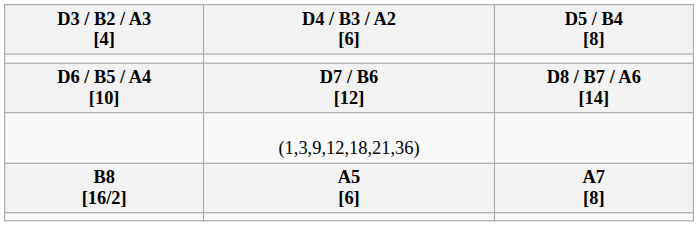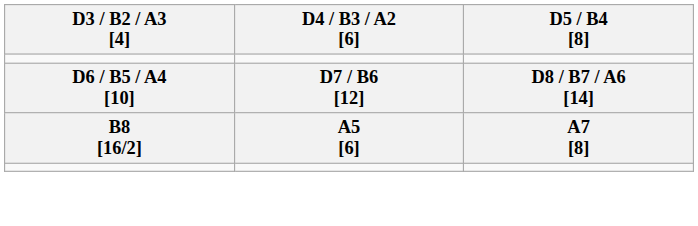- row: (104, 138)
